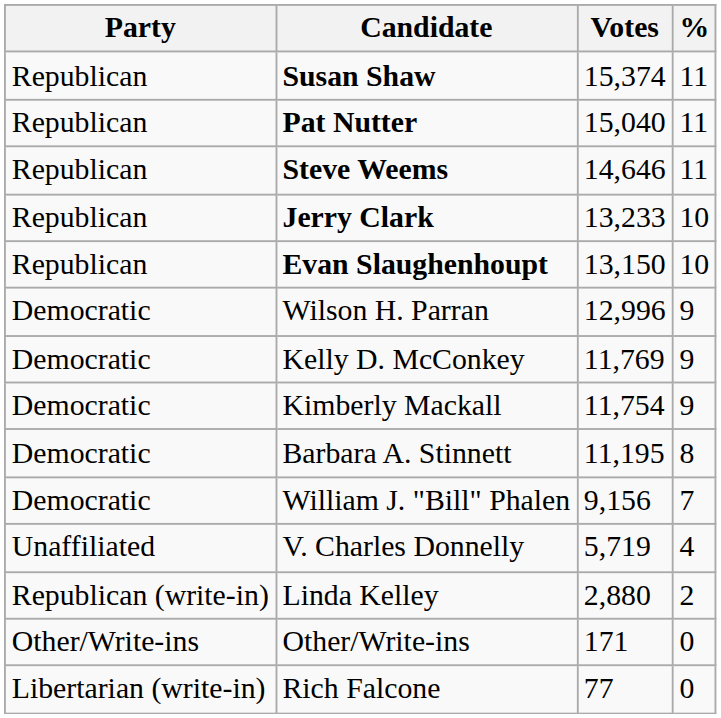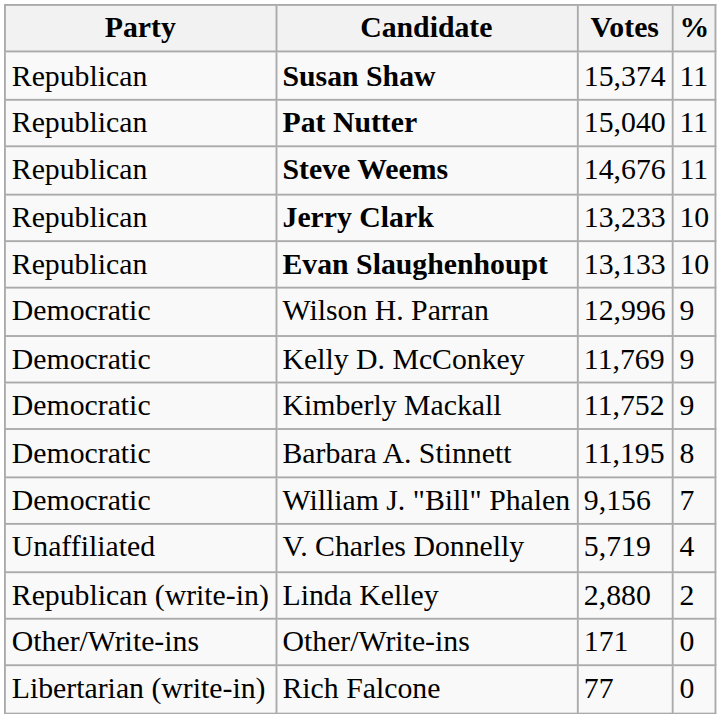(625, 169) 14,646 -> (625, 169) 14,676
(625, 264) 13,150 -> (625, 264) 13,133
(624, 405) 11,754 -> (624, 405) 11,752
